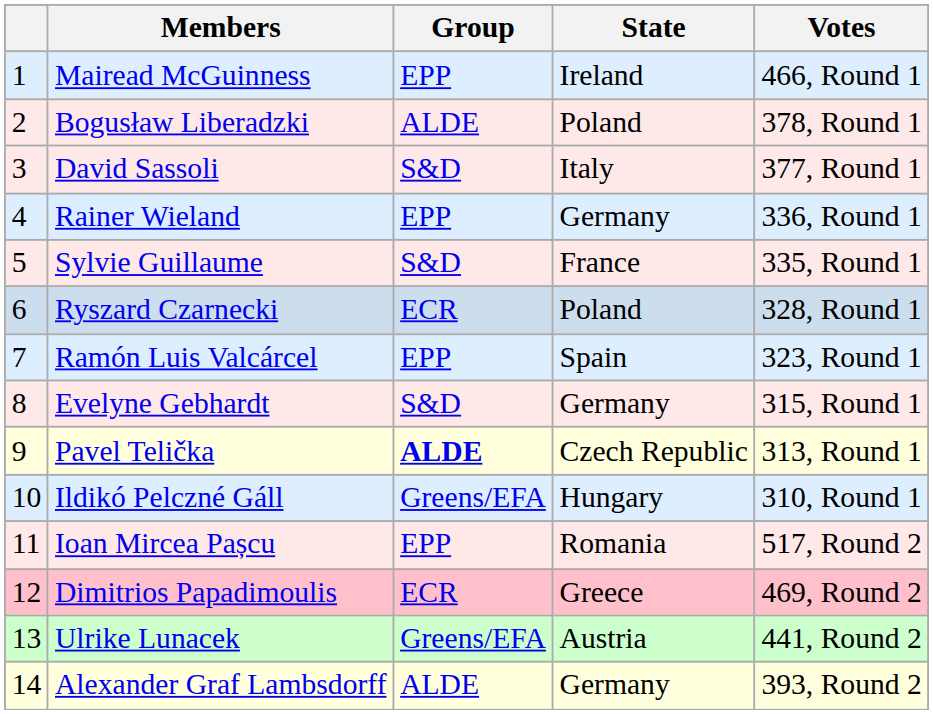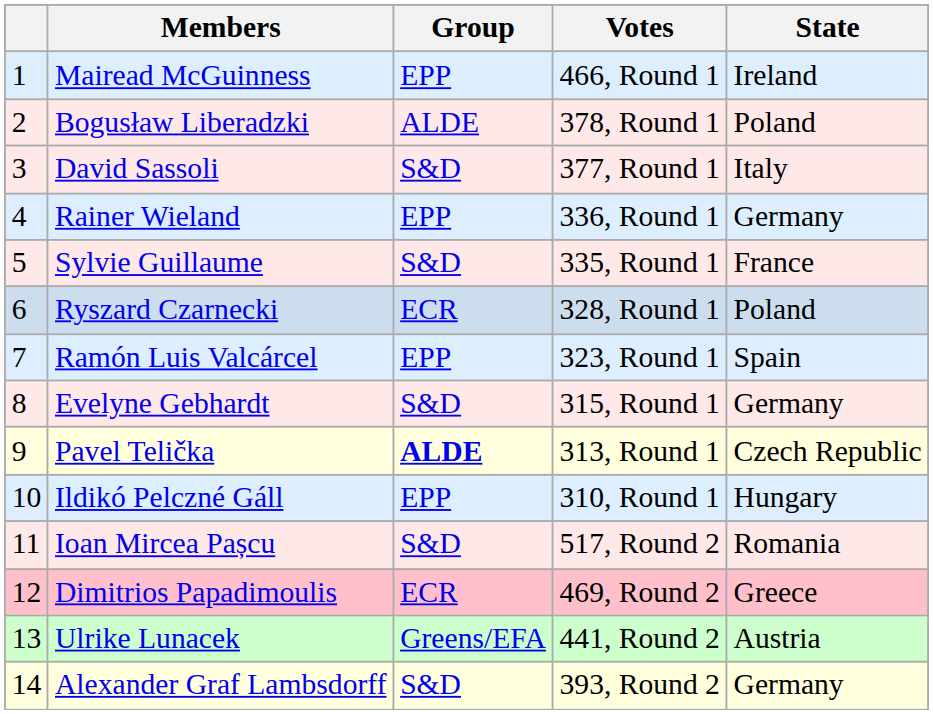columns swapped: (654, 27) <-> (842, 27)
(473, 497) Greens/EFA -> (426, 497) EPP
(426, 544) EPP -> (431, 544) S&D
(440, 685) ALDE -> (431, 685) S&D
